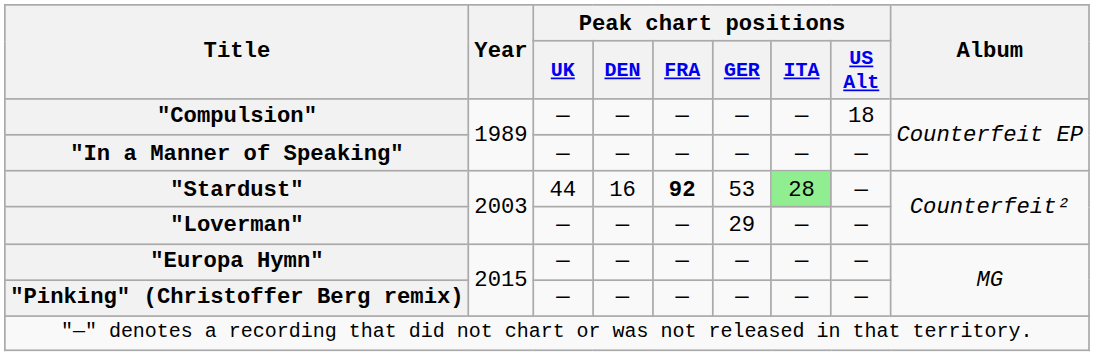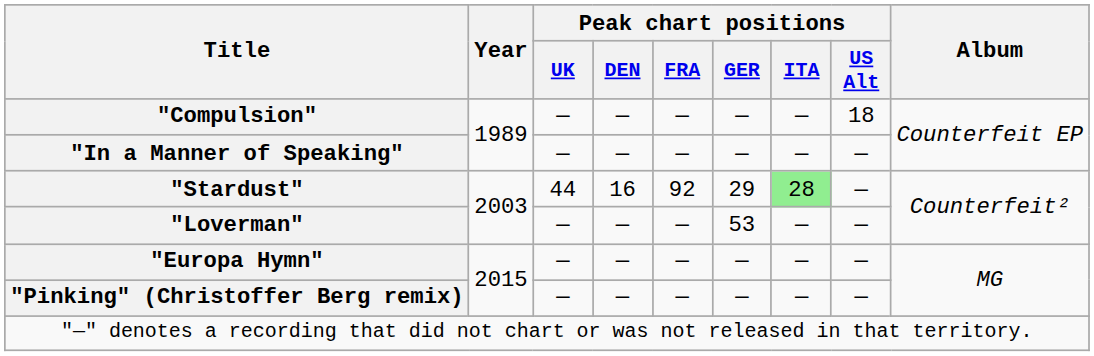(682, 189) bold -> (682, 189) normal
(742, 189) 53 -> (742, 189) 29
(742, 225) 29 -> (742, 225) 53
